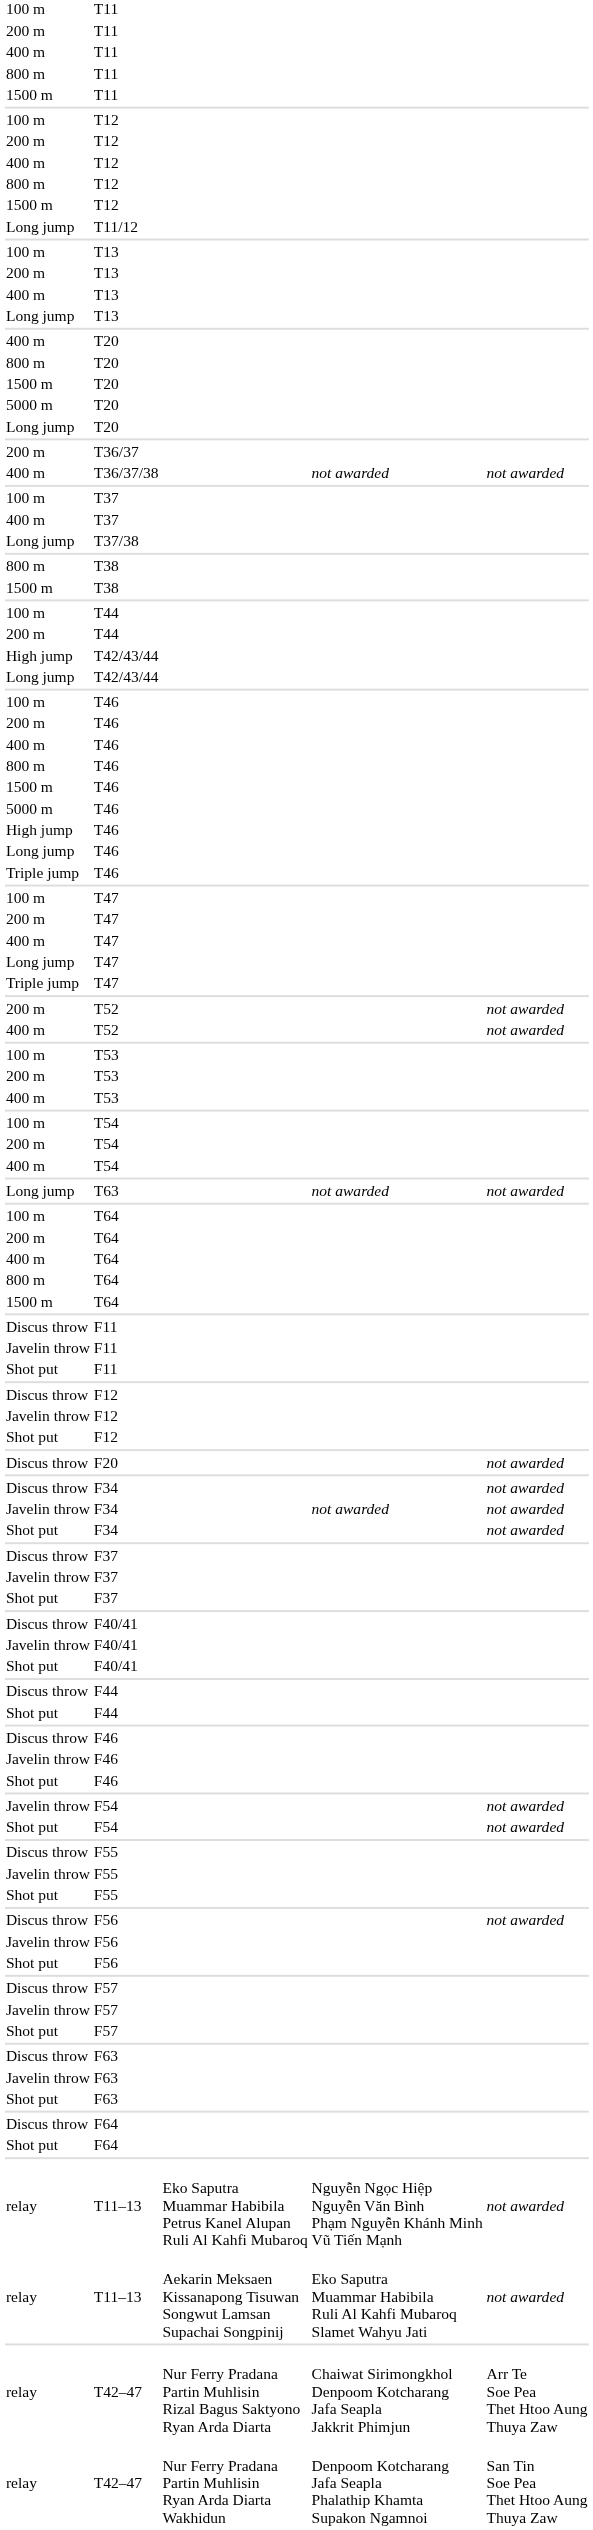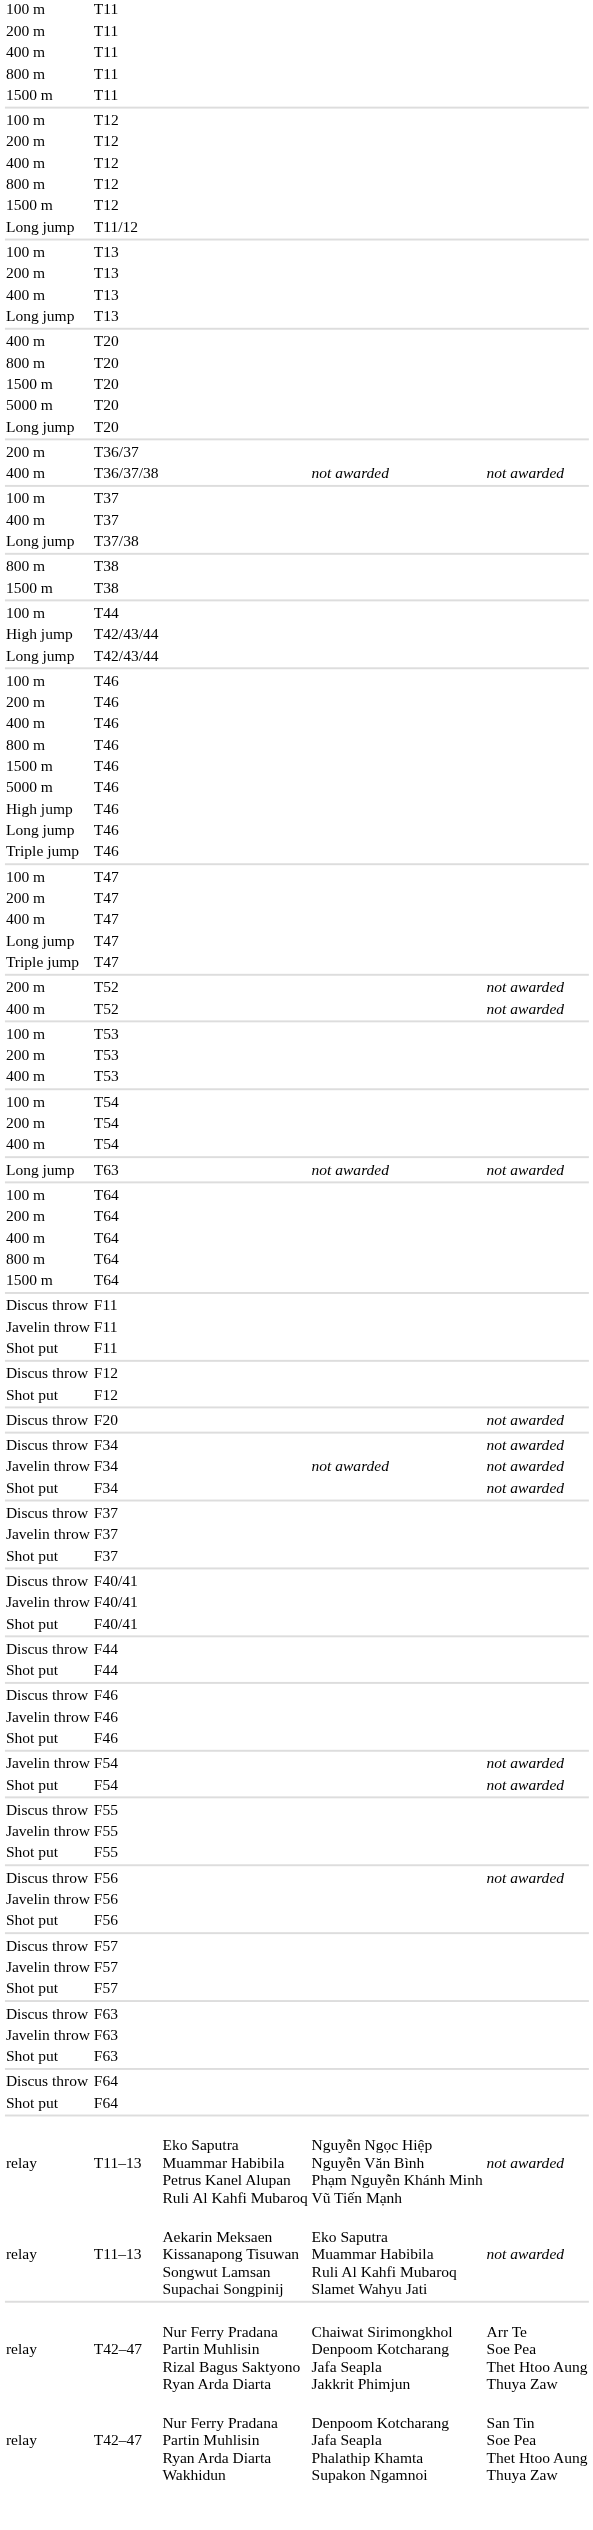- row: (26, 634)
- row: (48, 1416)
